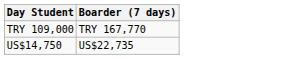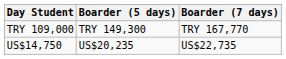+ column: (128, 13)
